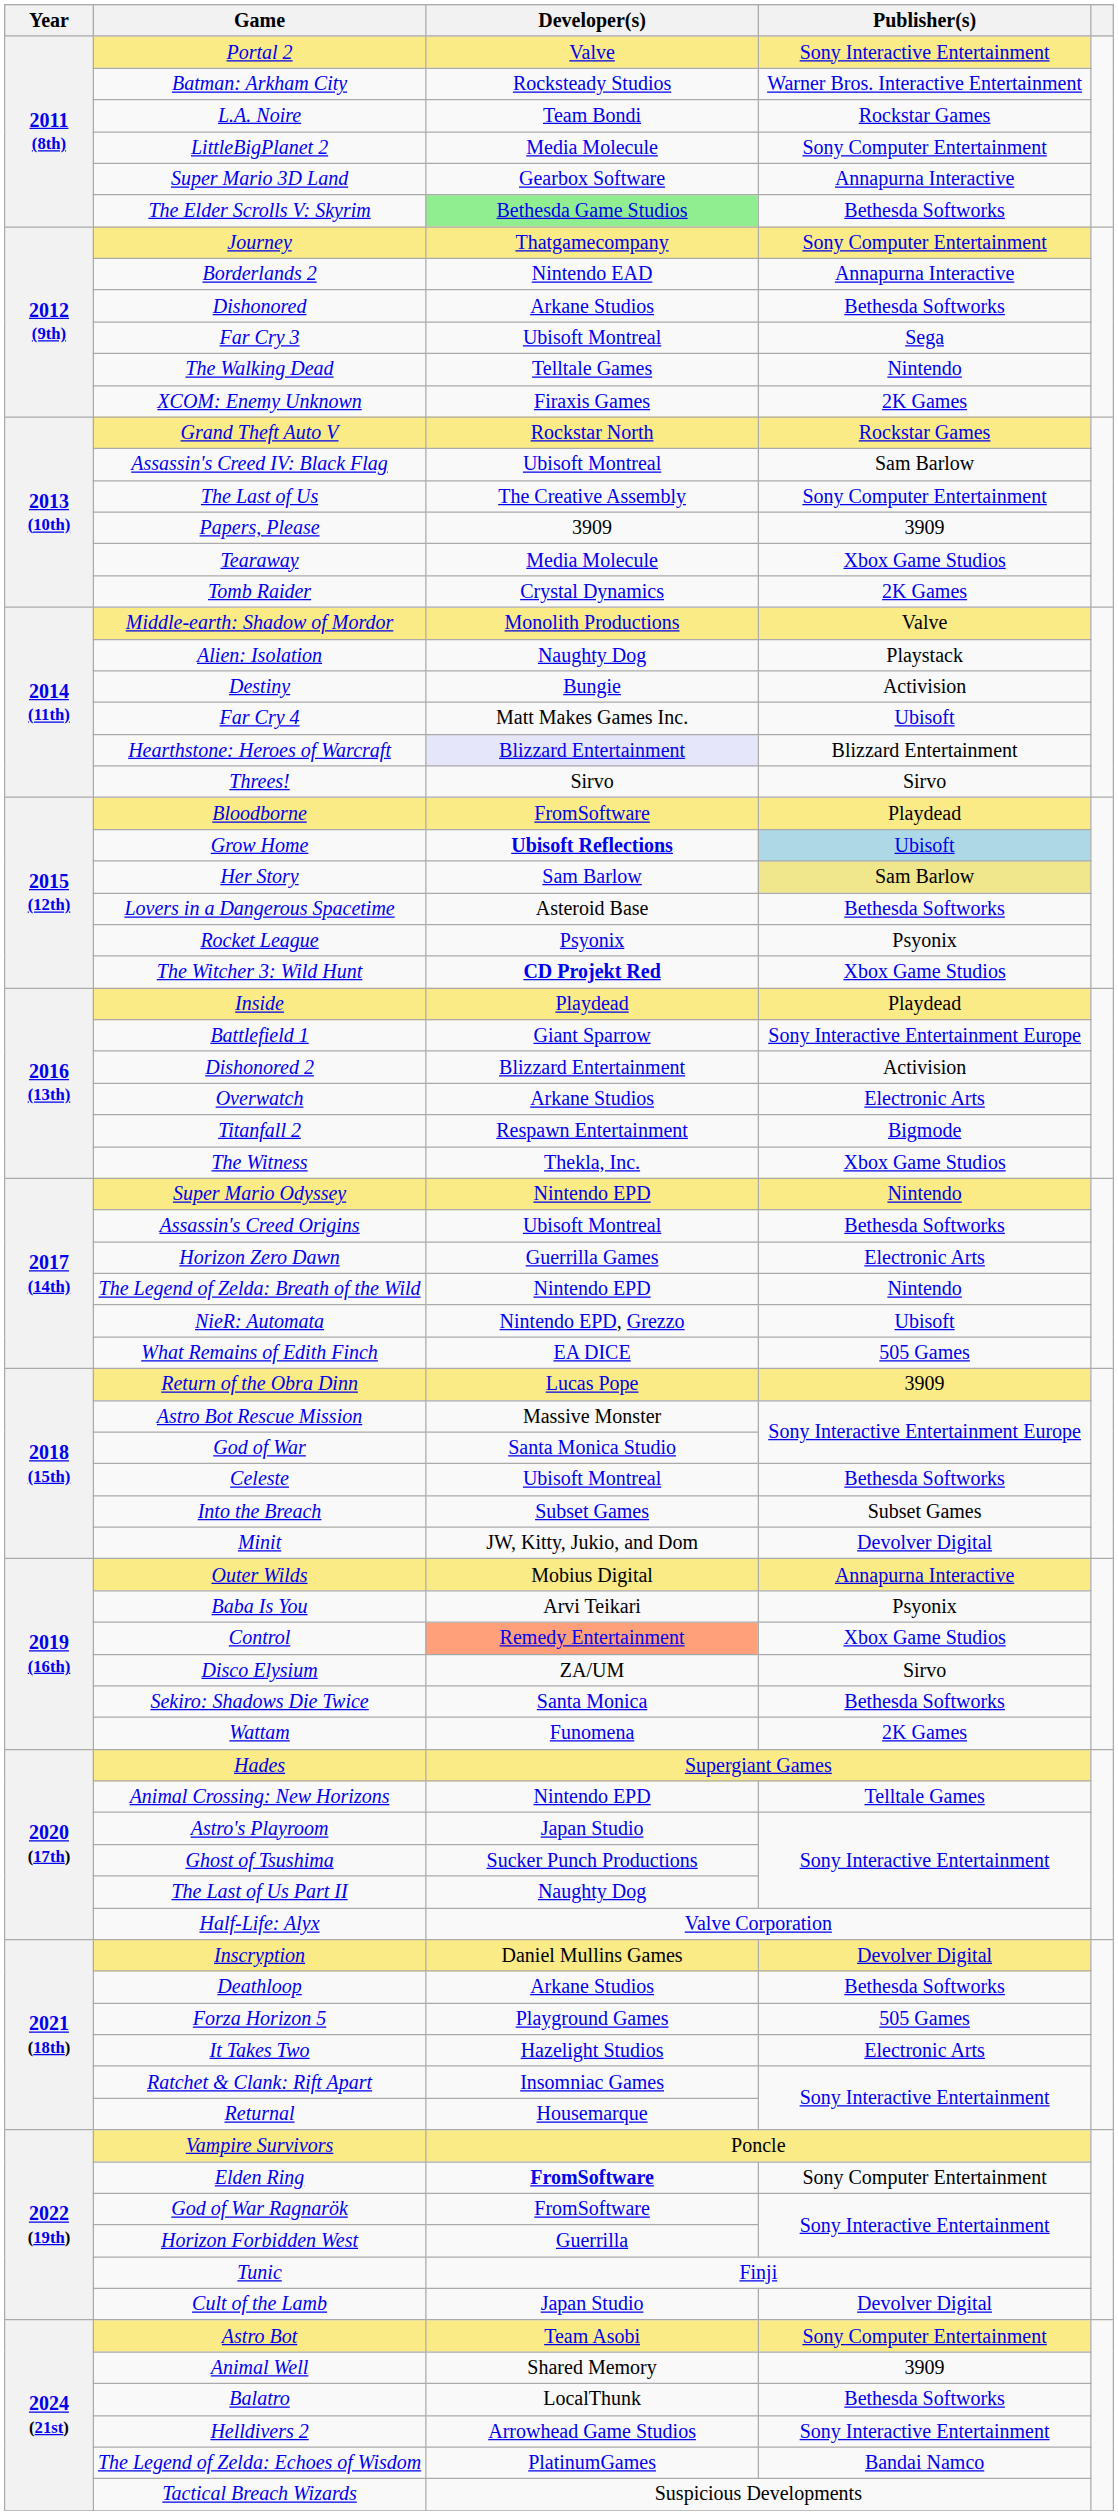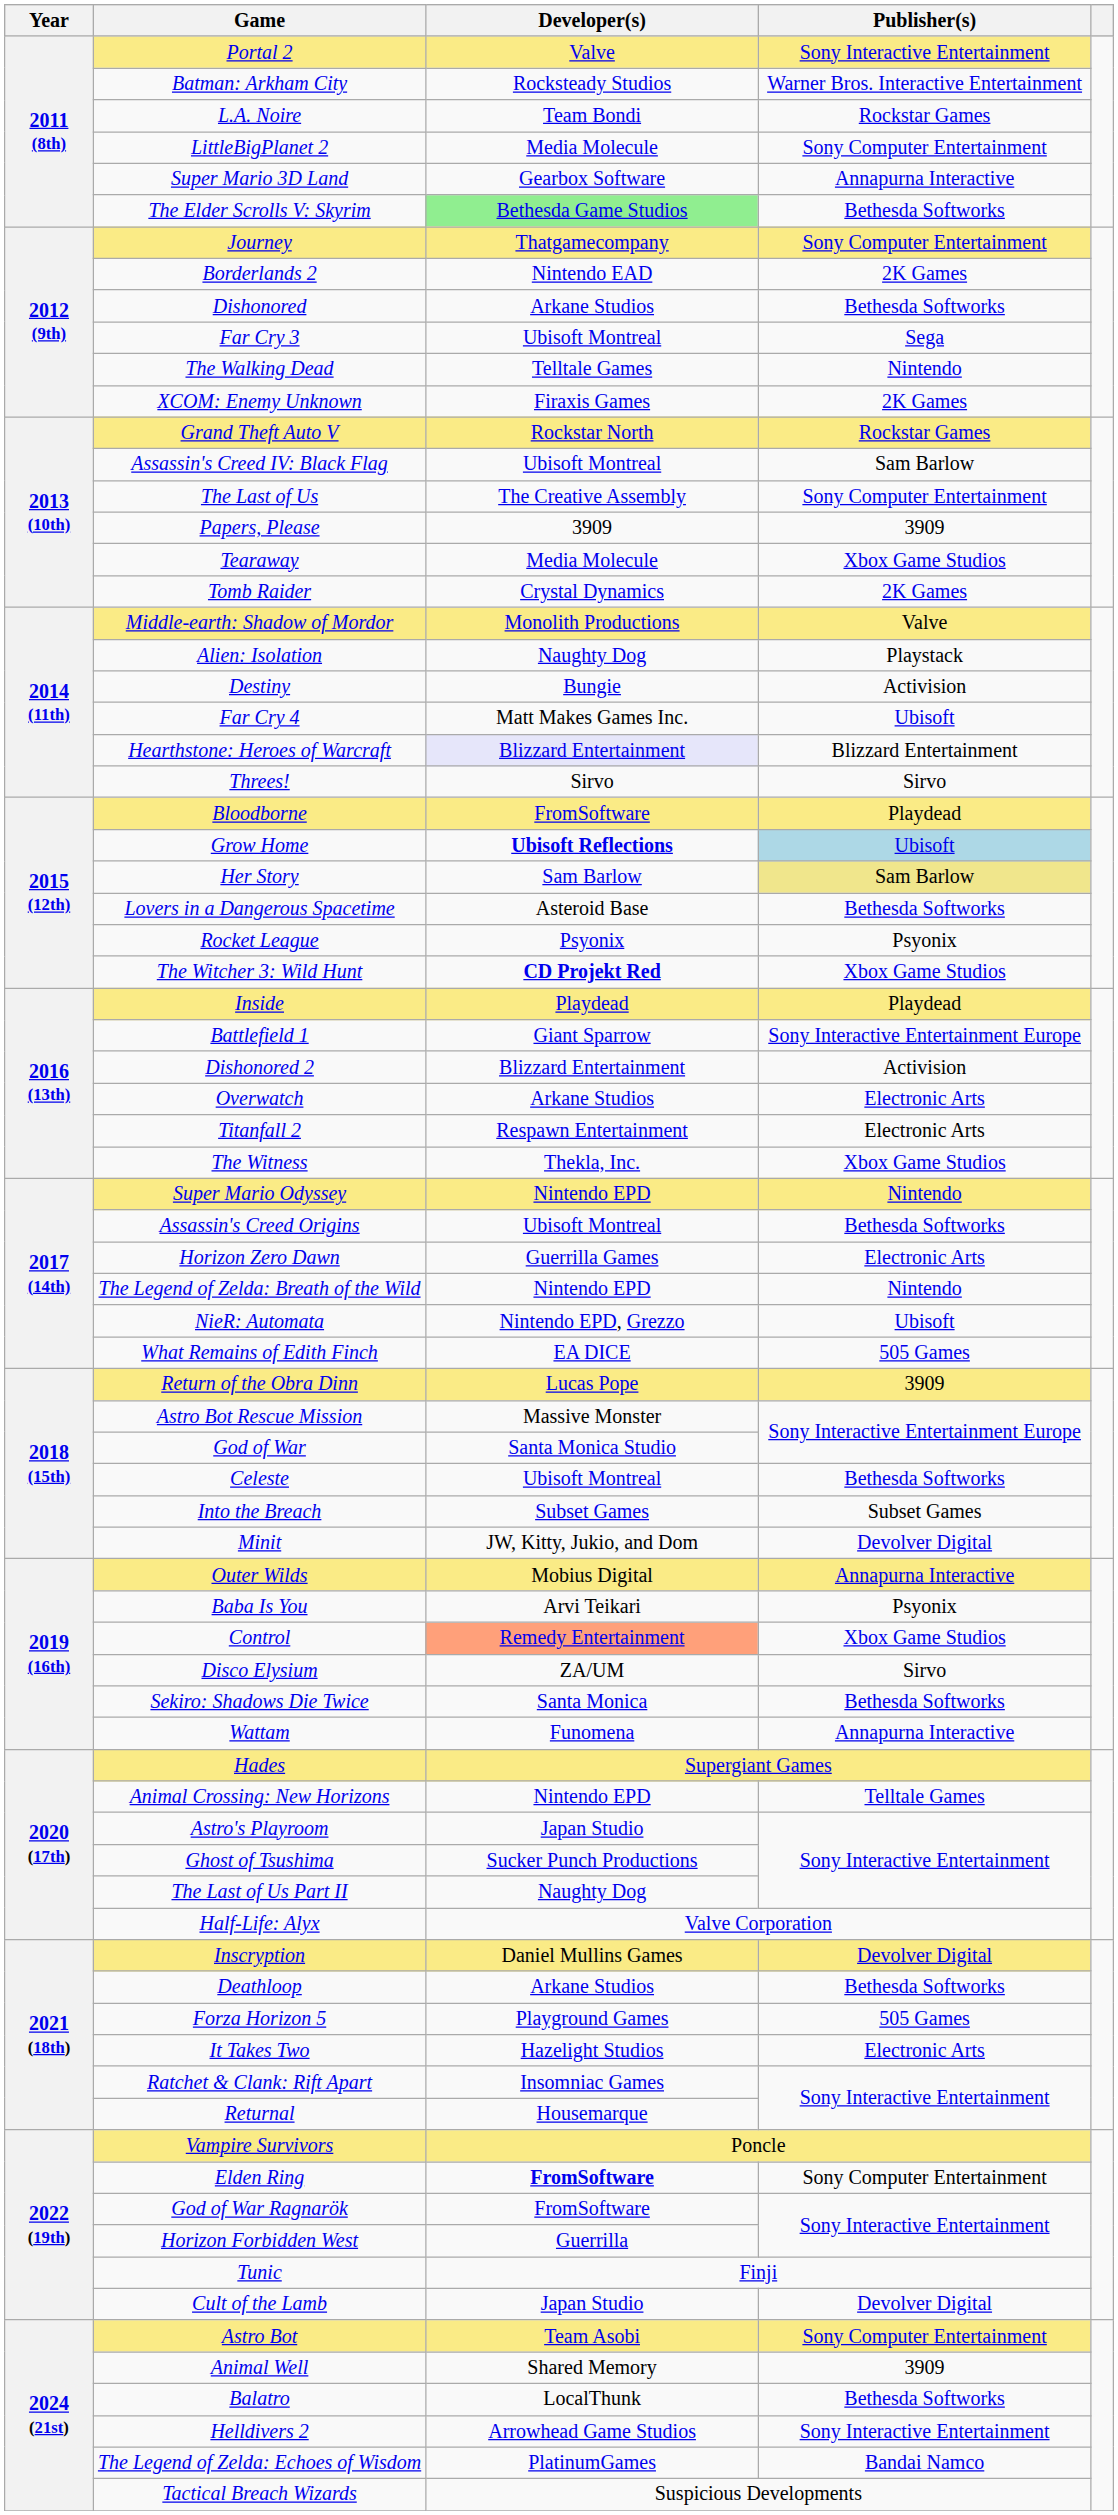(925, 274) Annapurna Interactive -> (925, 274) 2K Games
(925, 1130) Bigmode -> (925, 1130) Electronic Arts
(925, 1733) 2K Games -> (925, 1733) Annapurna Interactive
